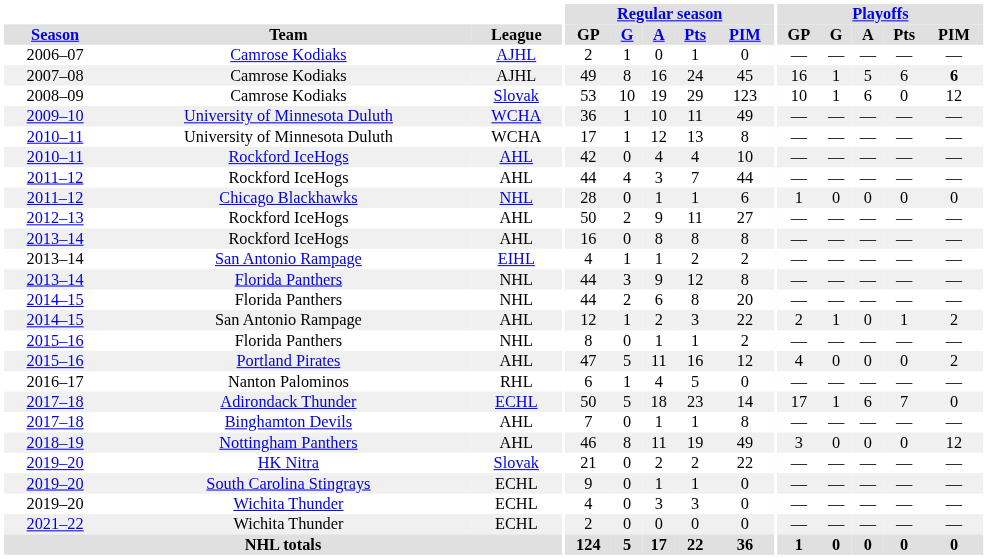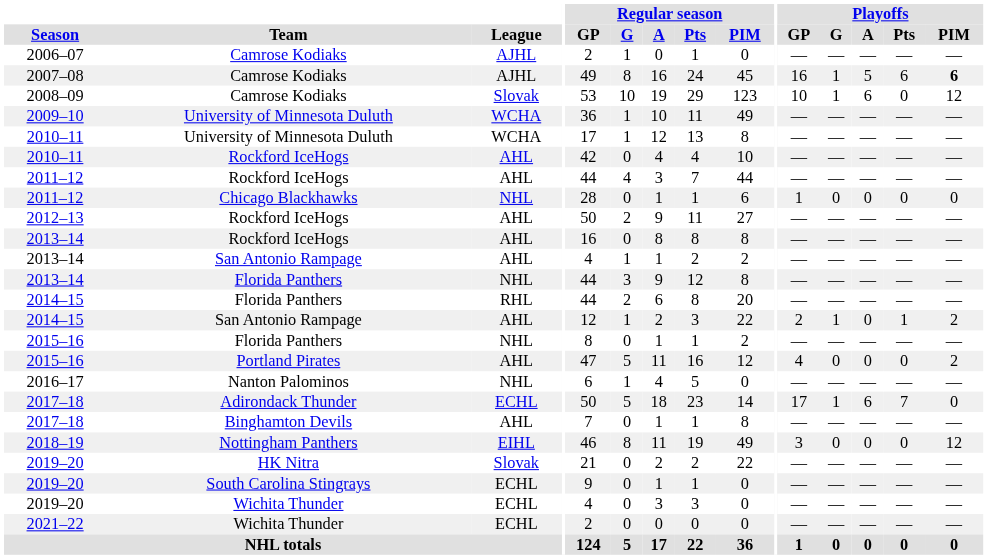(516, 258) EIHL -> (516, 258) AHL
(516, 299) NHL -> (516, 299) RHL
(516, 381) RHL -> (516, 381) NHL
(516, 442) AHL -> (516, 442) EIHL
